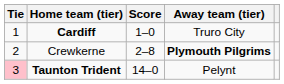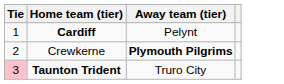- column: (145, 13)
(219, 32) Truro City -> (181, 32) Pelynt
(219, 69) Pelynt -> (181, 69) Truro City
